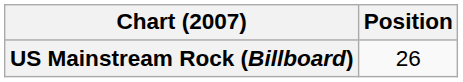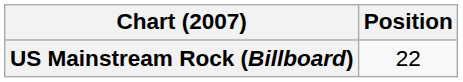(408, 58) 26 -> (408, 58) 22
